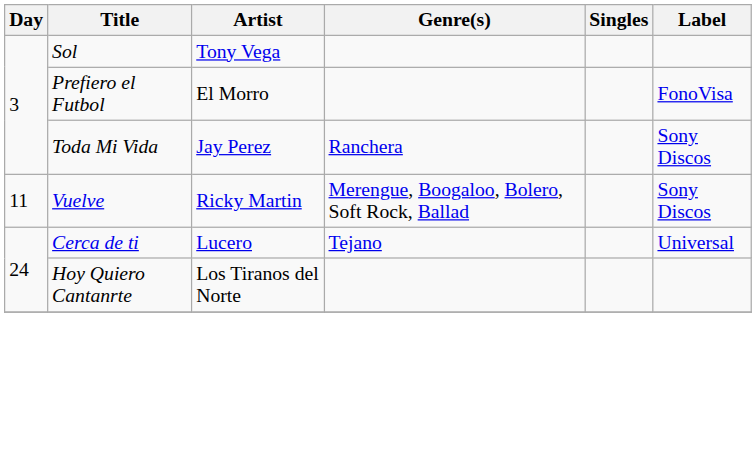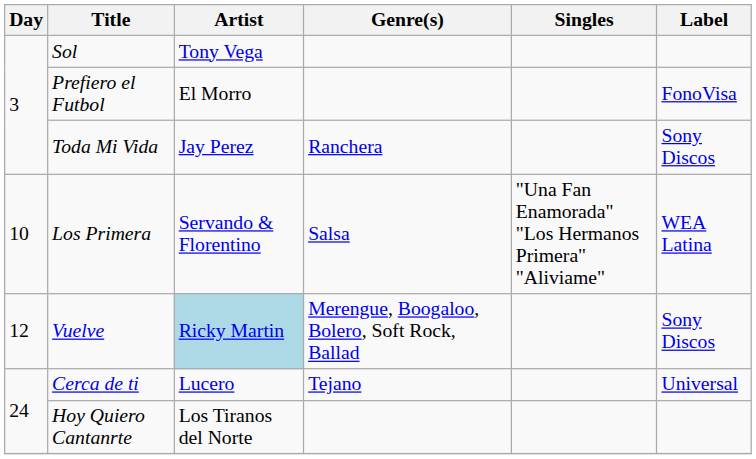+ row: (102, 233)
(19, 200) 11 -> (19, 331) 12
(249, 200) no background -> (231, 331) lightblue background
